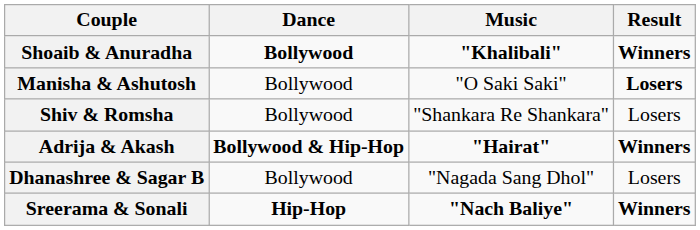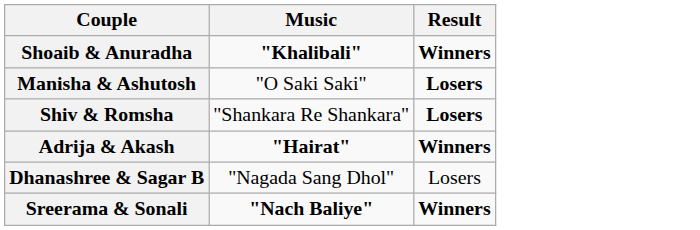- column: (309, 20)
(654, 114) normal -> (454, 114) bold
